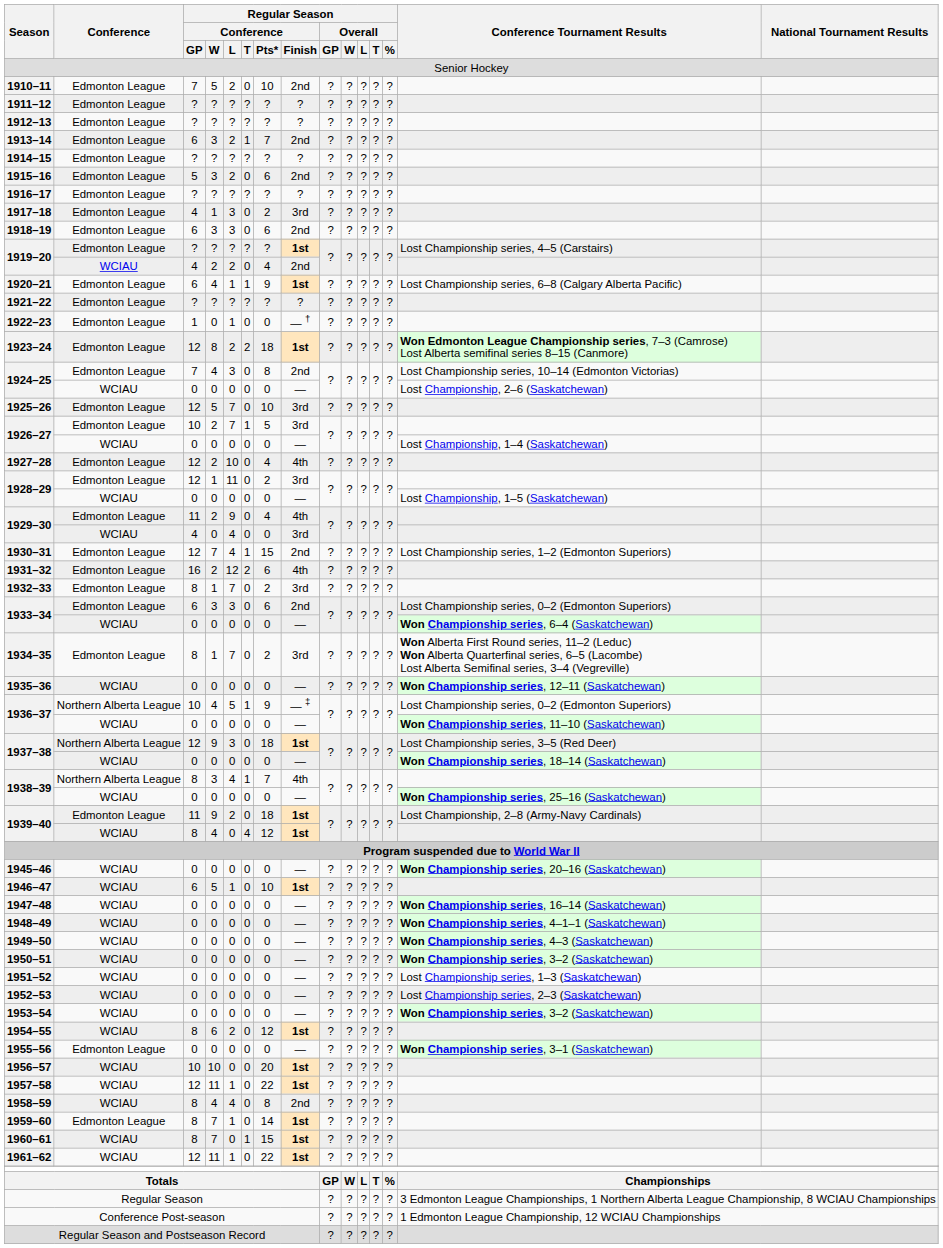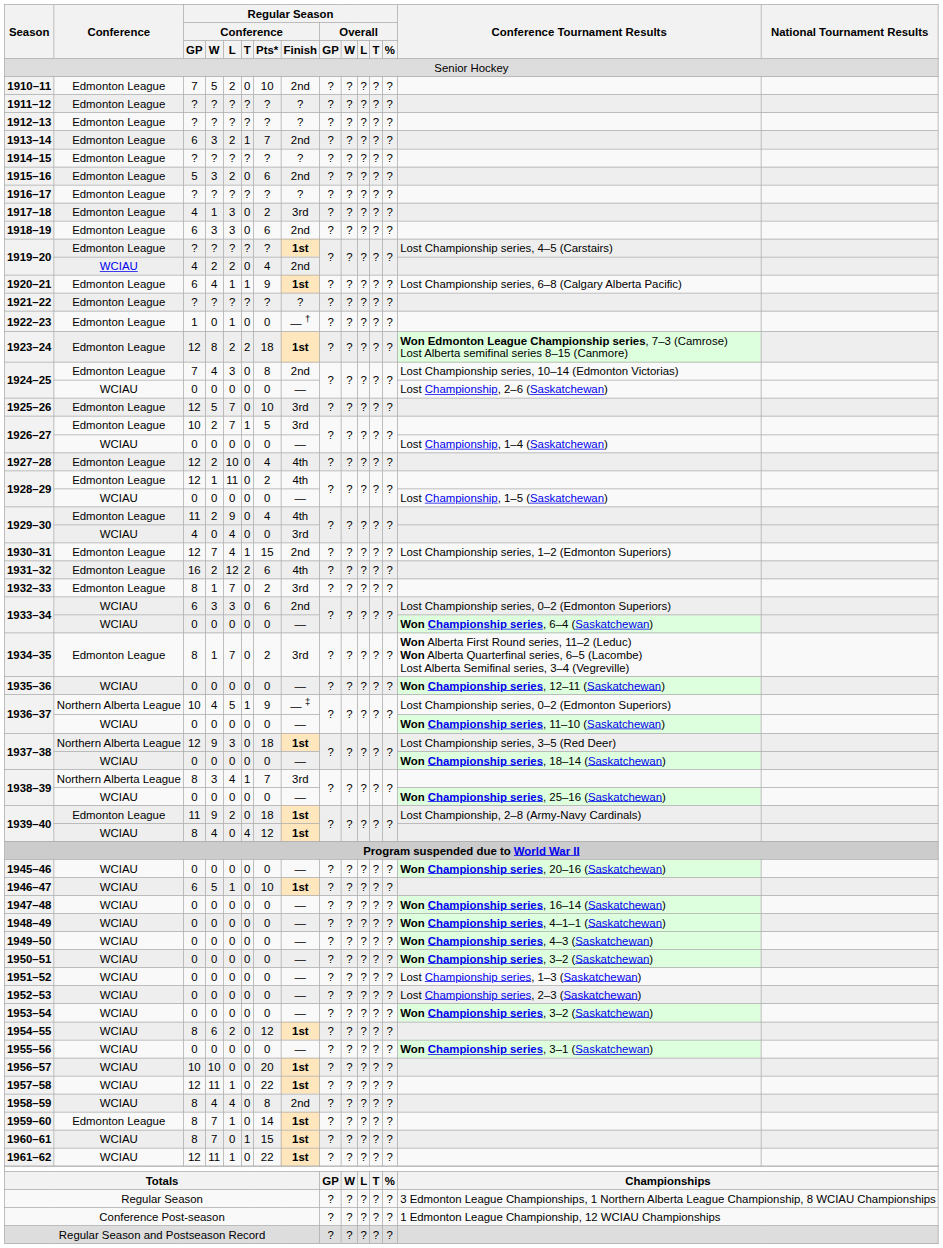(300, 480) 3rd -> (300, 480) 4th
(119, 606) Edmonton League -> (119, 606) WCIAU
(300, 778) 4th -> (300, 778) 3rd
(119, 1049) Edmonton League -> (119, 1049) WCIAU
